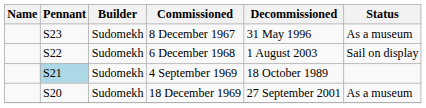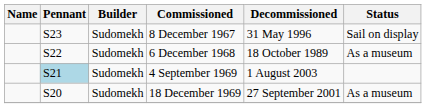(379, 33) As a museum -> (382, 33) Sail on display
(282, 53) 1 August 2003 -> (287, 53) 18 October 1989
(382, 53) Sail on display -> (379, 53) As a museum
(287, 72) 18 October 1989 -> (282, 72) 1 August 2003
